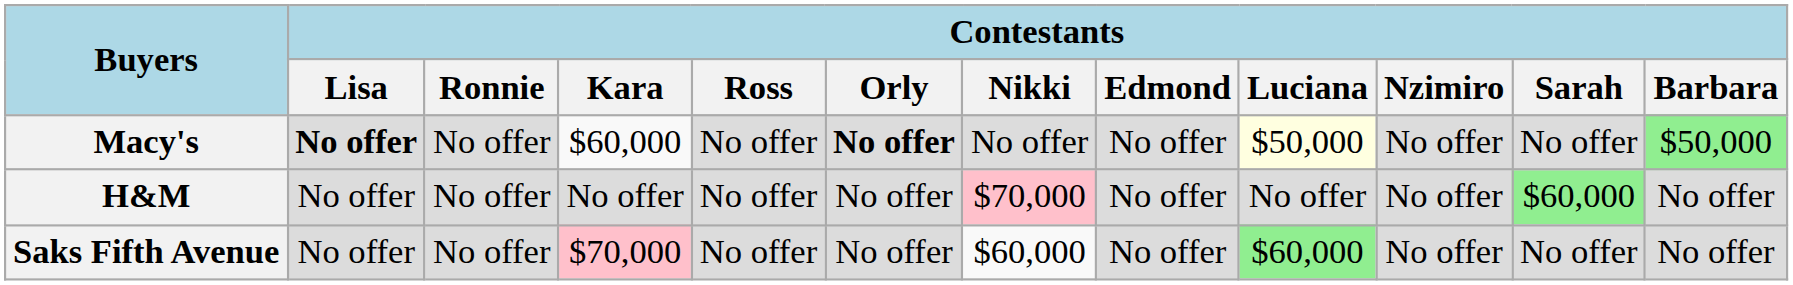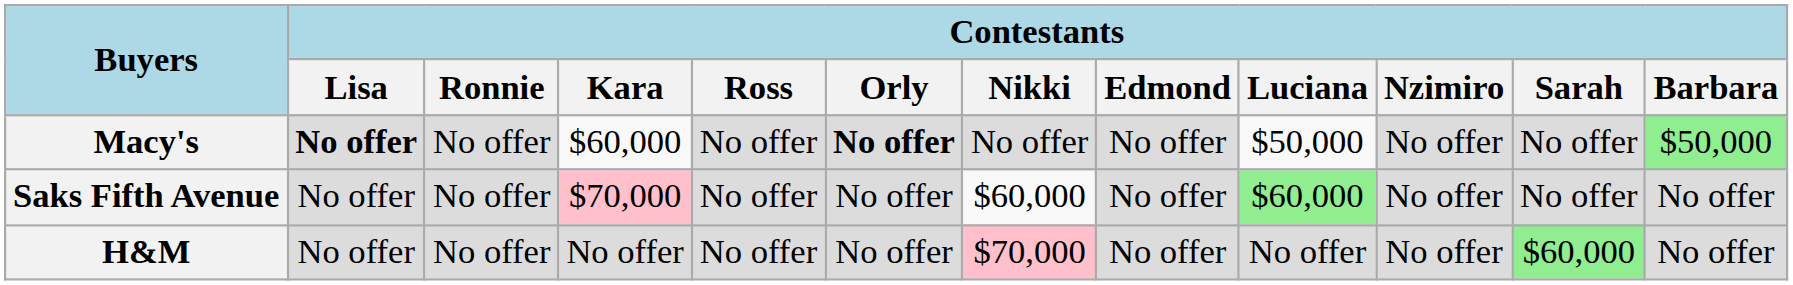(1307, 141) lightyellow background -> (1307, 141) no background
rows swapped: (146, 251) <-> (146, 196)
